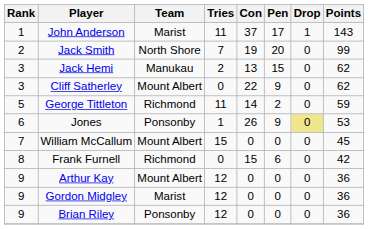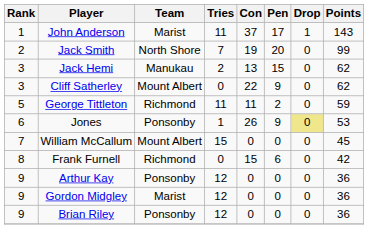(251, 104) 14 -> (251, 104) 11
(170, 178) Mount Albert -> (170, 178) Ponsonby
